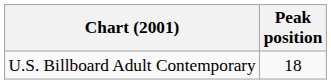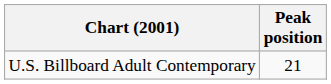(293, 65) 18 -> (293, 65) 21
